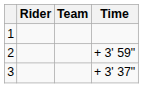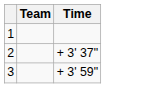- column: (36, 14)
(115, 53) + 3' 59" -> (77, 53) + 3' 37"
(115, 72) + 3' 37" -> (77, 72) + 3' 59"
